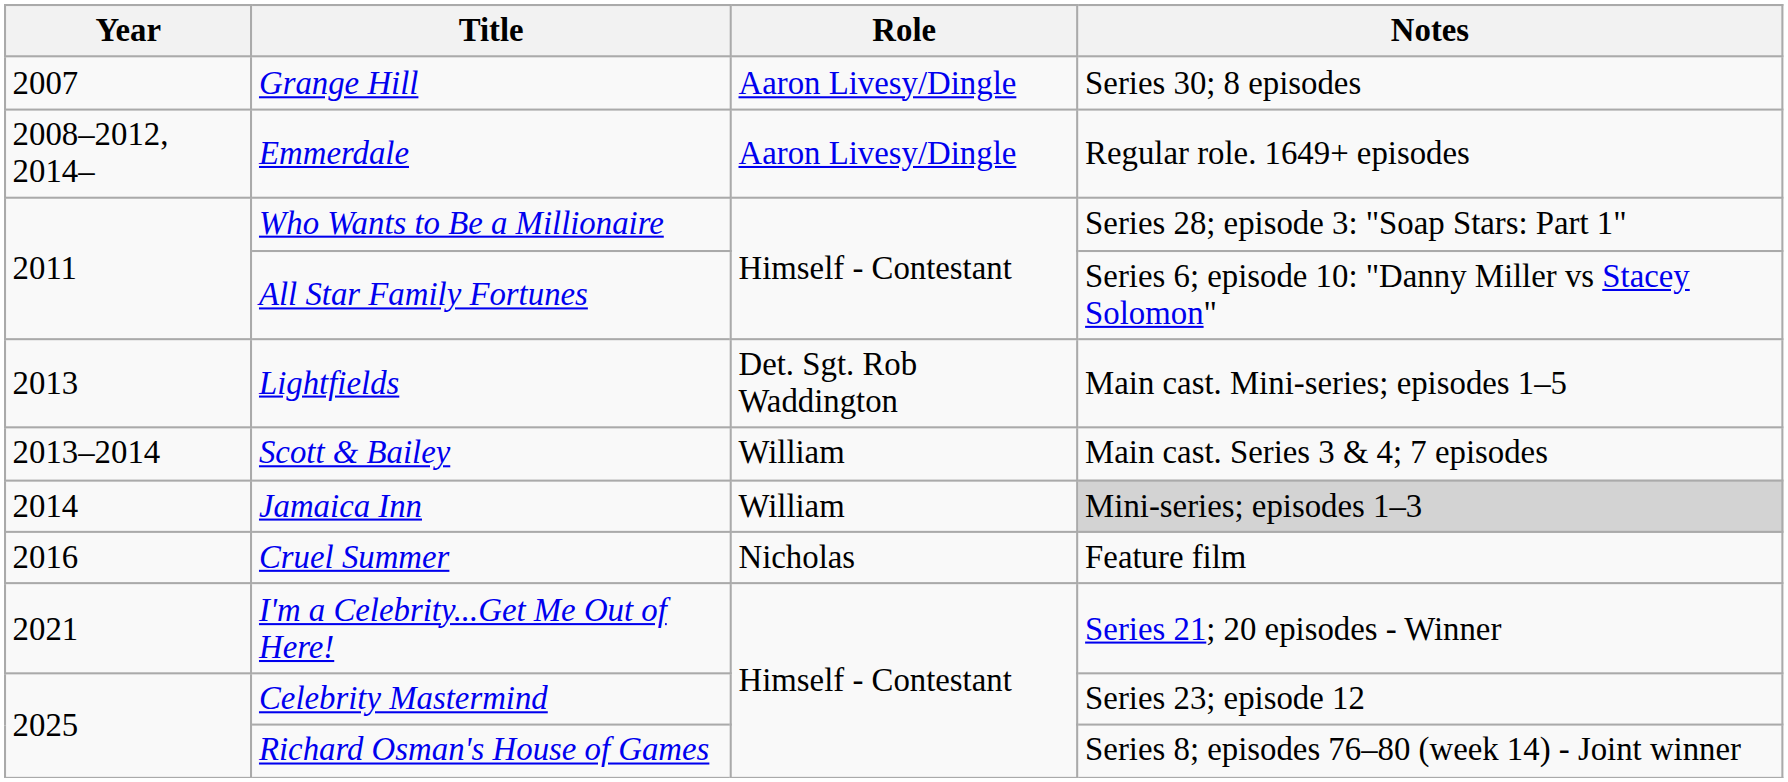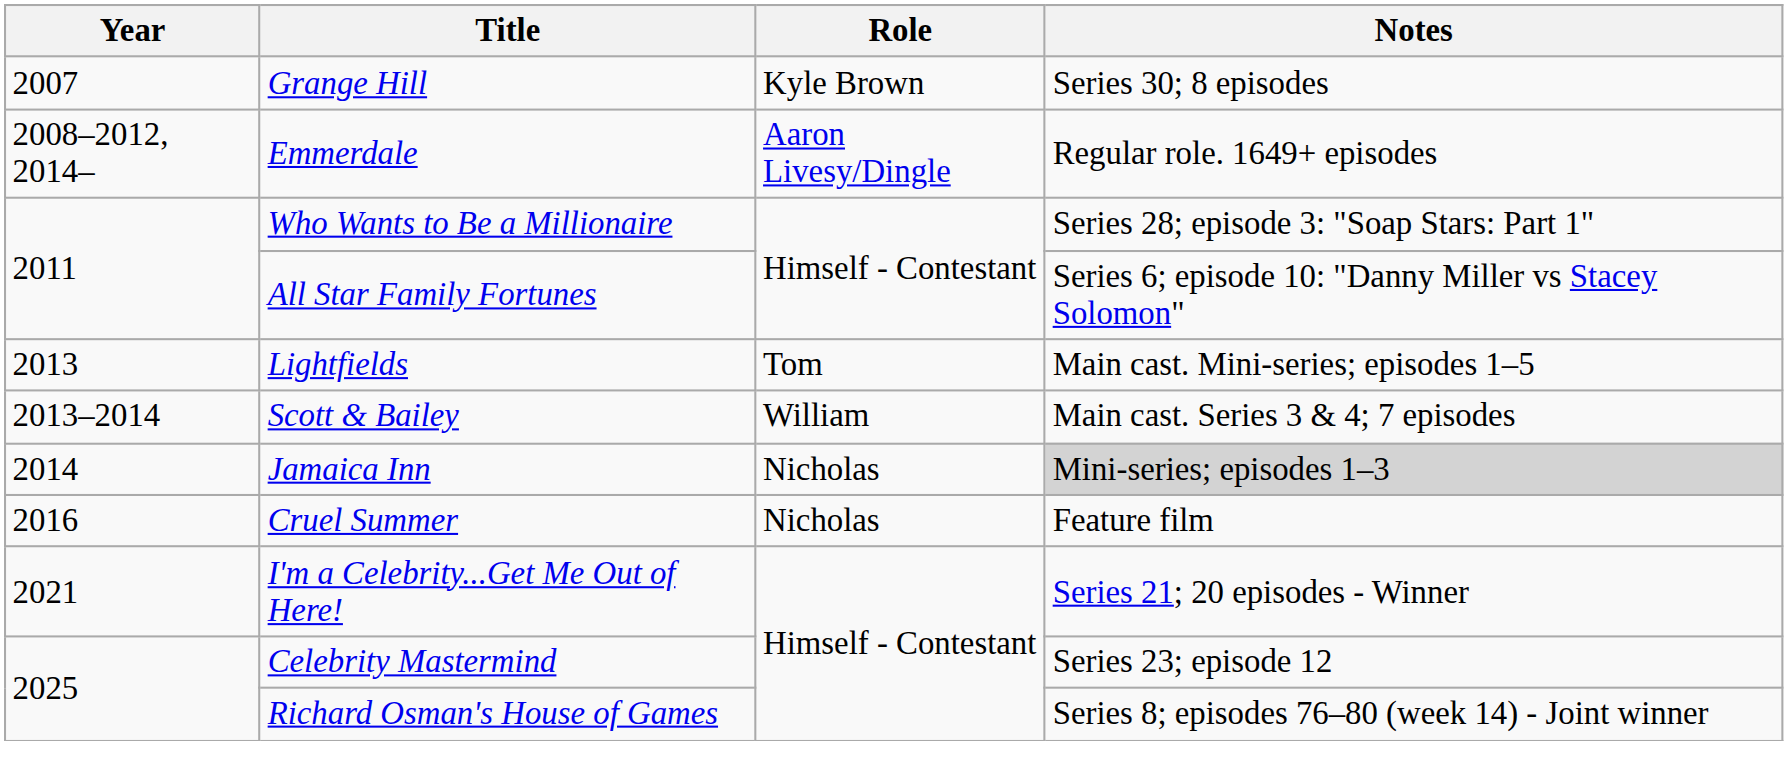(877, 82) Aaron Livesy/Dingle -> (844, 82) Kyle Brown
(828, 382) Det. Sgt. Rob Waddington -> (793, 364) Tom
(792, 505) William -> (821, 468) Nicholas
